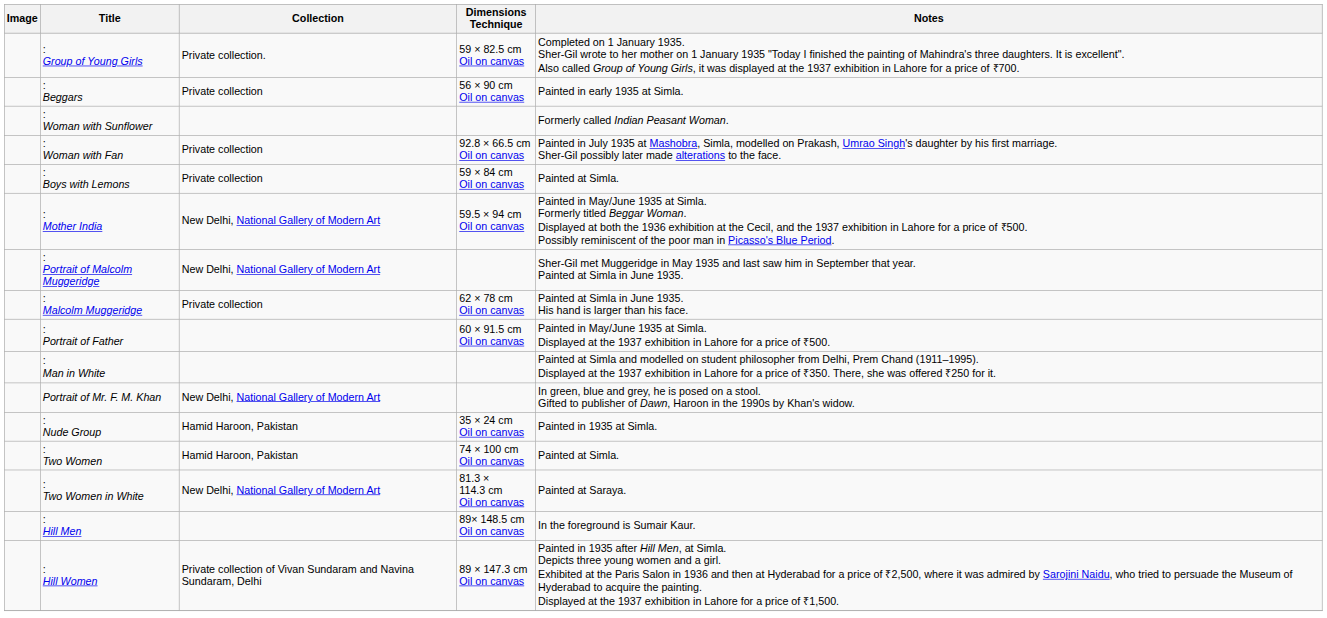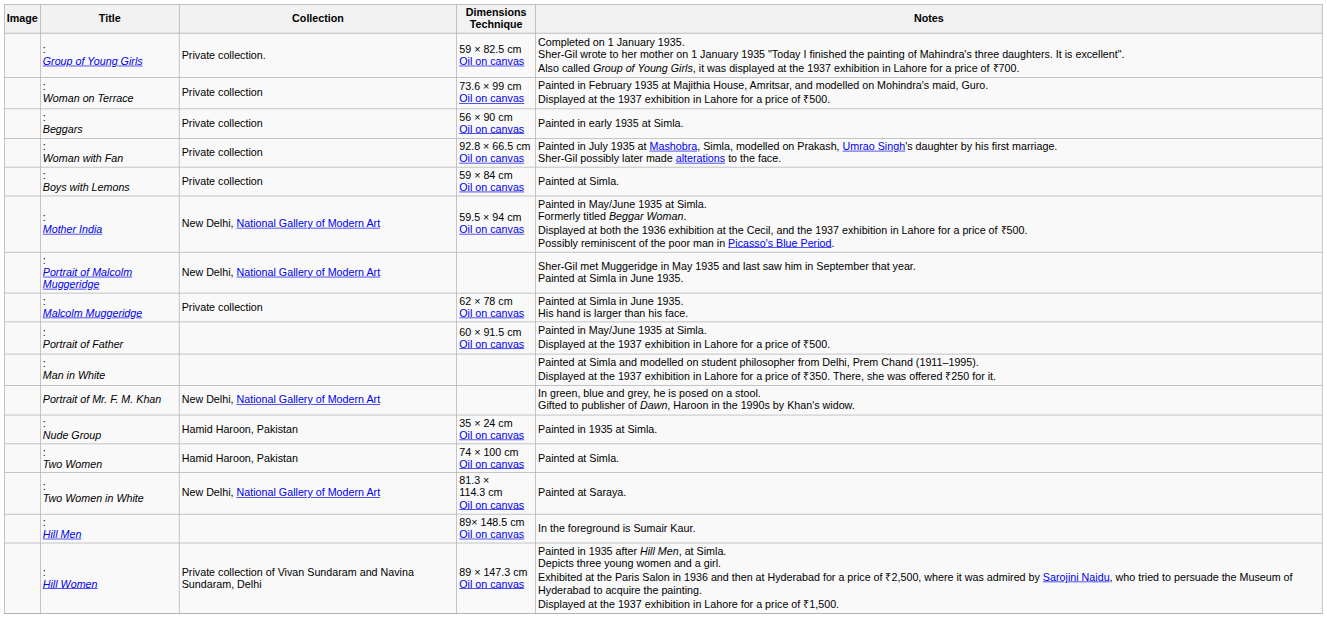+ row: (88, 93)
- row: (98, 120)
